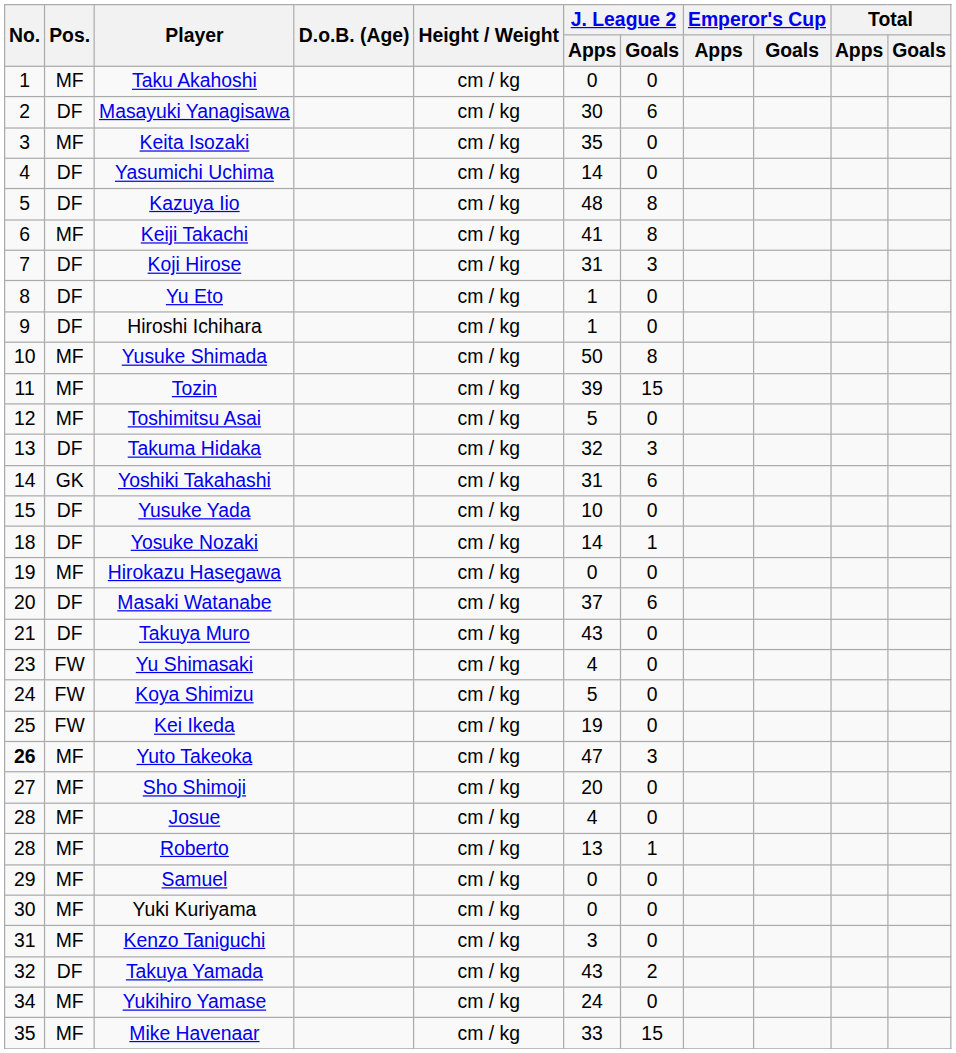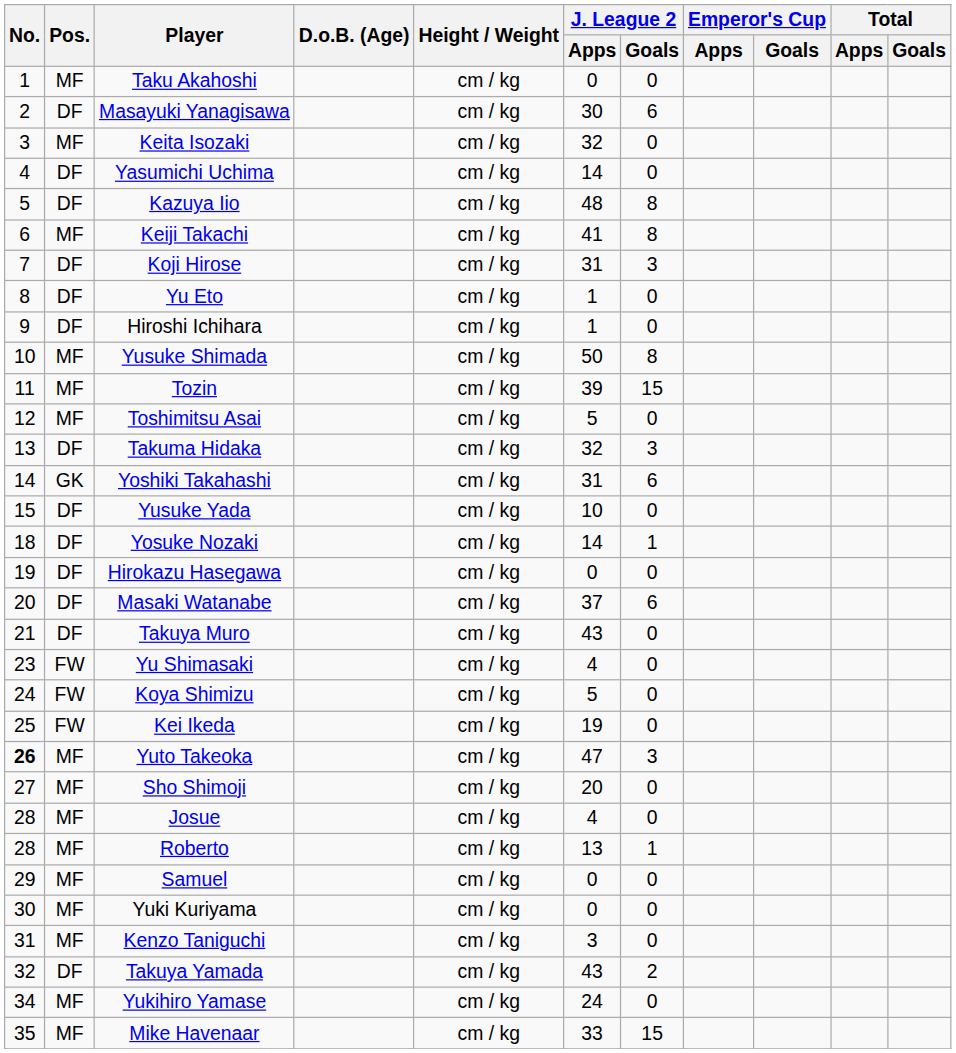(592, 142) 35 -> (592, 142) 32
(70, 572) MF -> (70, 572) DF
